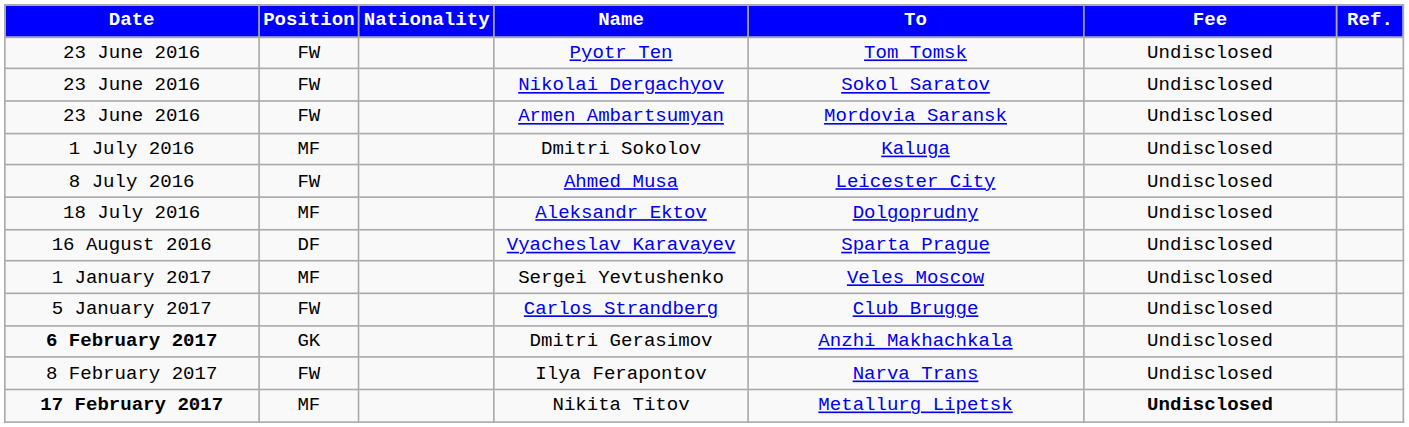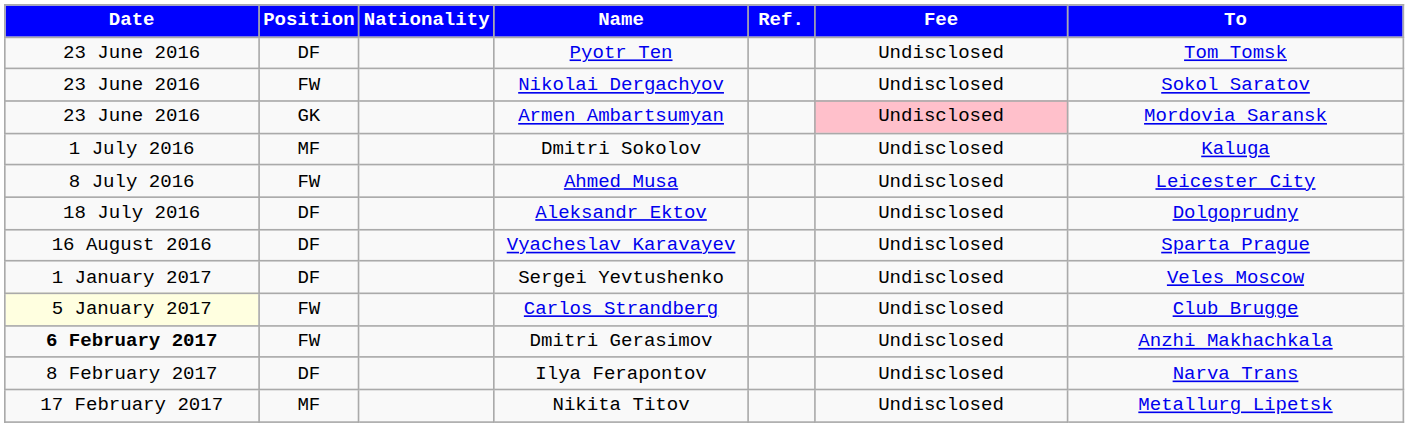columns swapped: (916, 21) <-> (1370, 21)
(309, 53) FW -> (309, 53) DF
(309, 117) FW -> (309, 117) GK
(1210, 117) no background -> (941, 117) pink background
(309, 213) MF -> (309, 213) DF
(309, 277) MF -> (309, 277) DF
(132, 309) no background -> (132, 309) lightyellow background
(309, 341) GK -> (309, 341) FW
(309, 373) FW -> (309, 373) DF
(132, 405) bold -> (132, 405) normal
(1210, 405) bold -> (941, 405) normal
